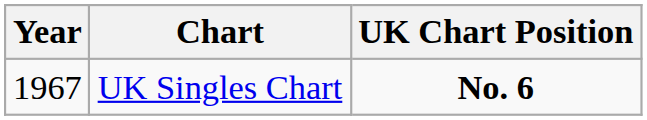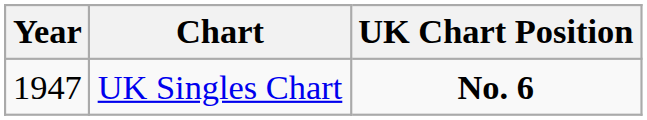(47, 86) 1967 -> (47, 86) 1947
